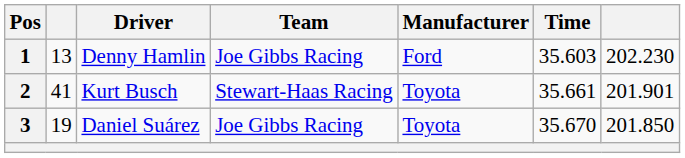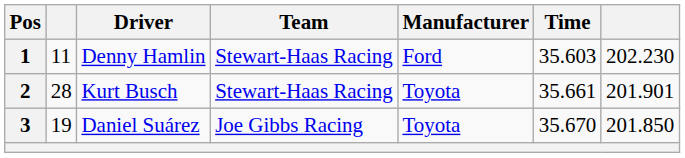(61, 56) 13 -> (61, 56) 11
(289, 56) Joe Gibbs Racing -> (304, 56) Stewart-Haas Racing
(61, 91) 41 -> (61, 91) 28
